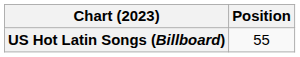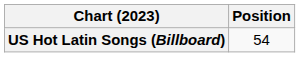(262, 39) 55 -> (262, 39) 54
